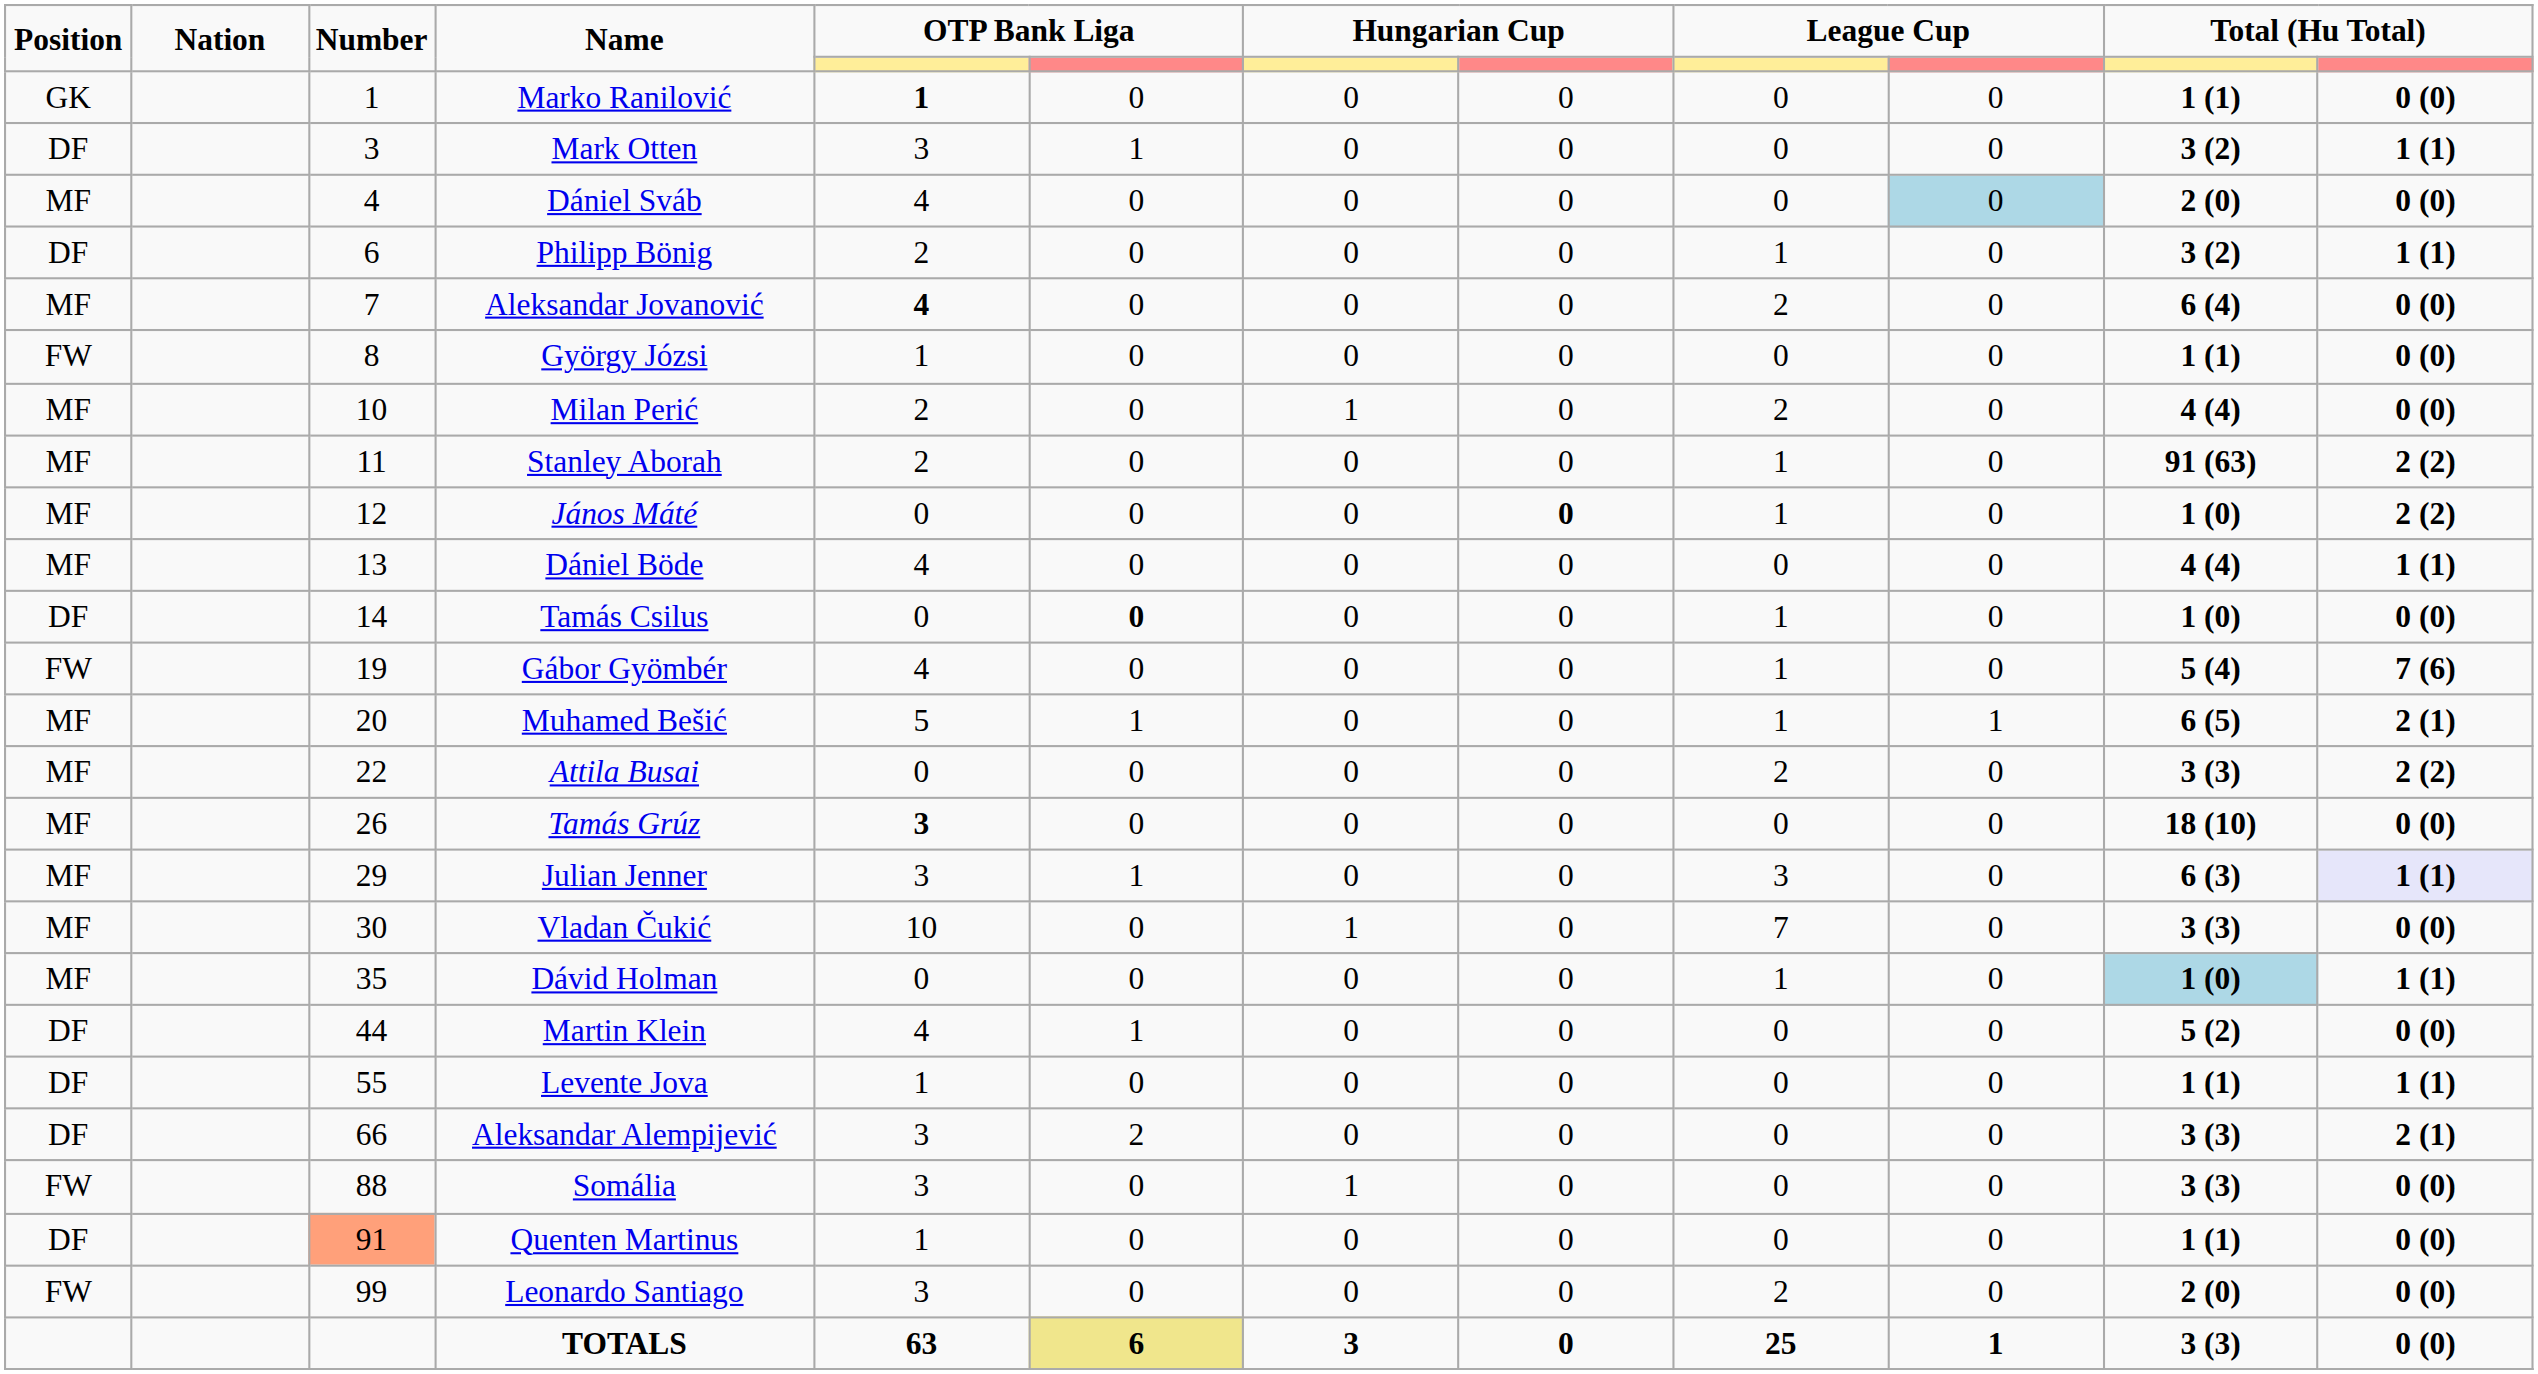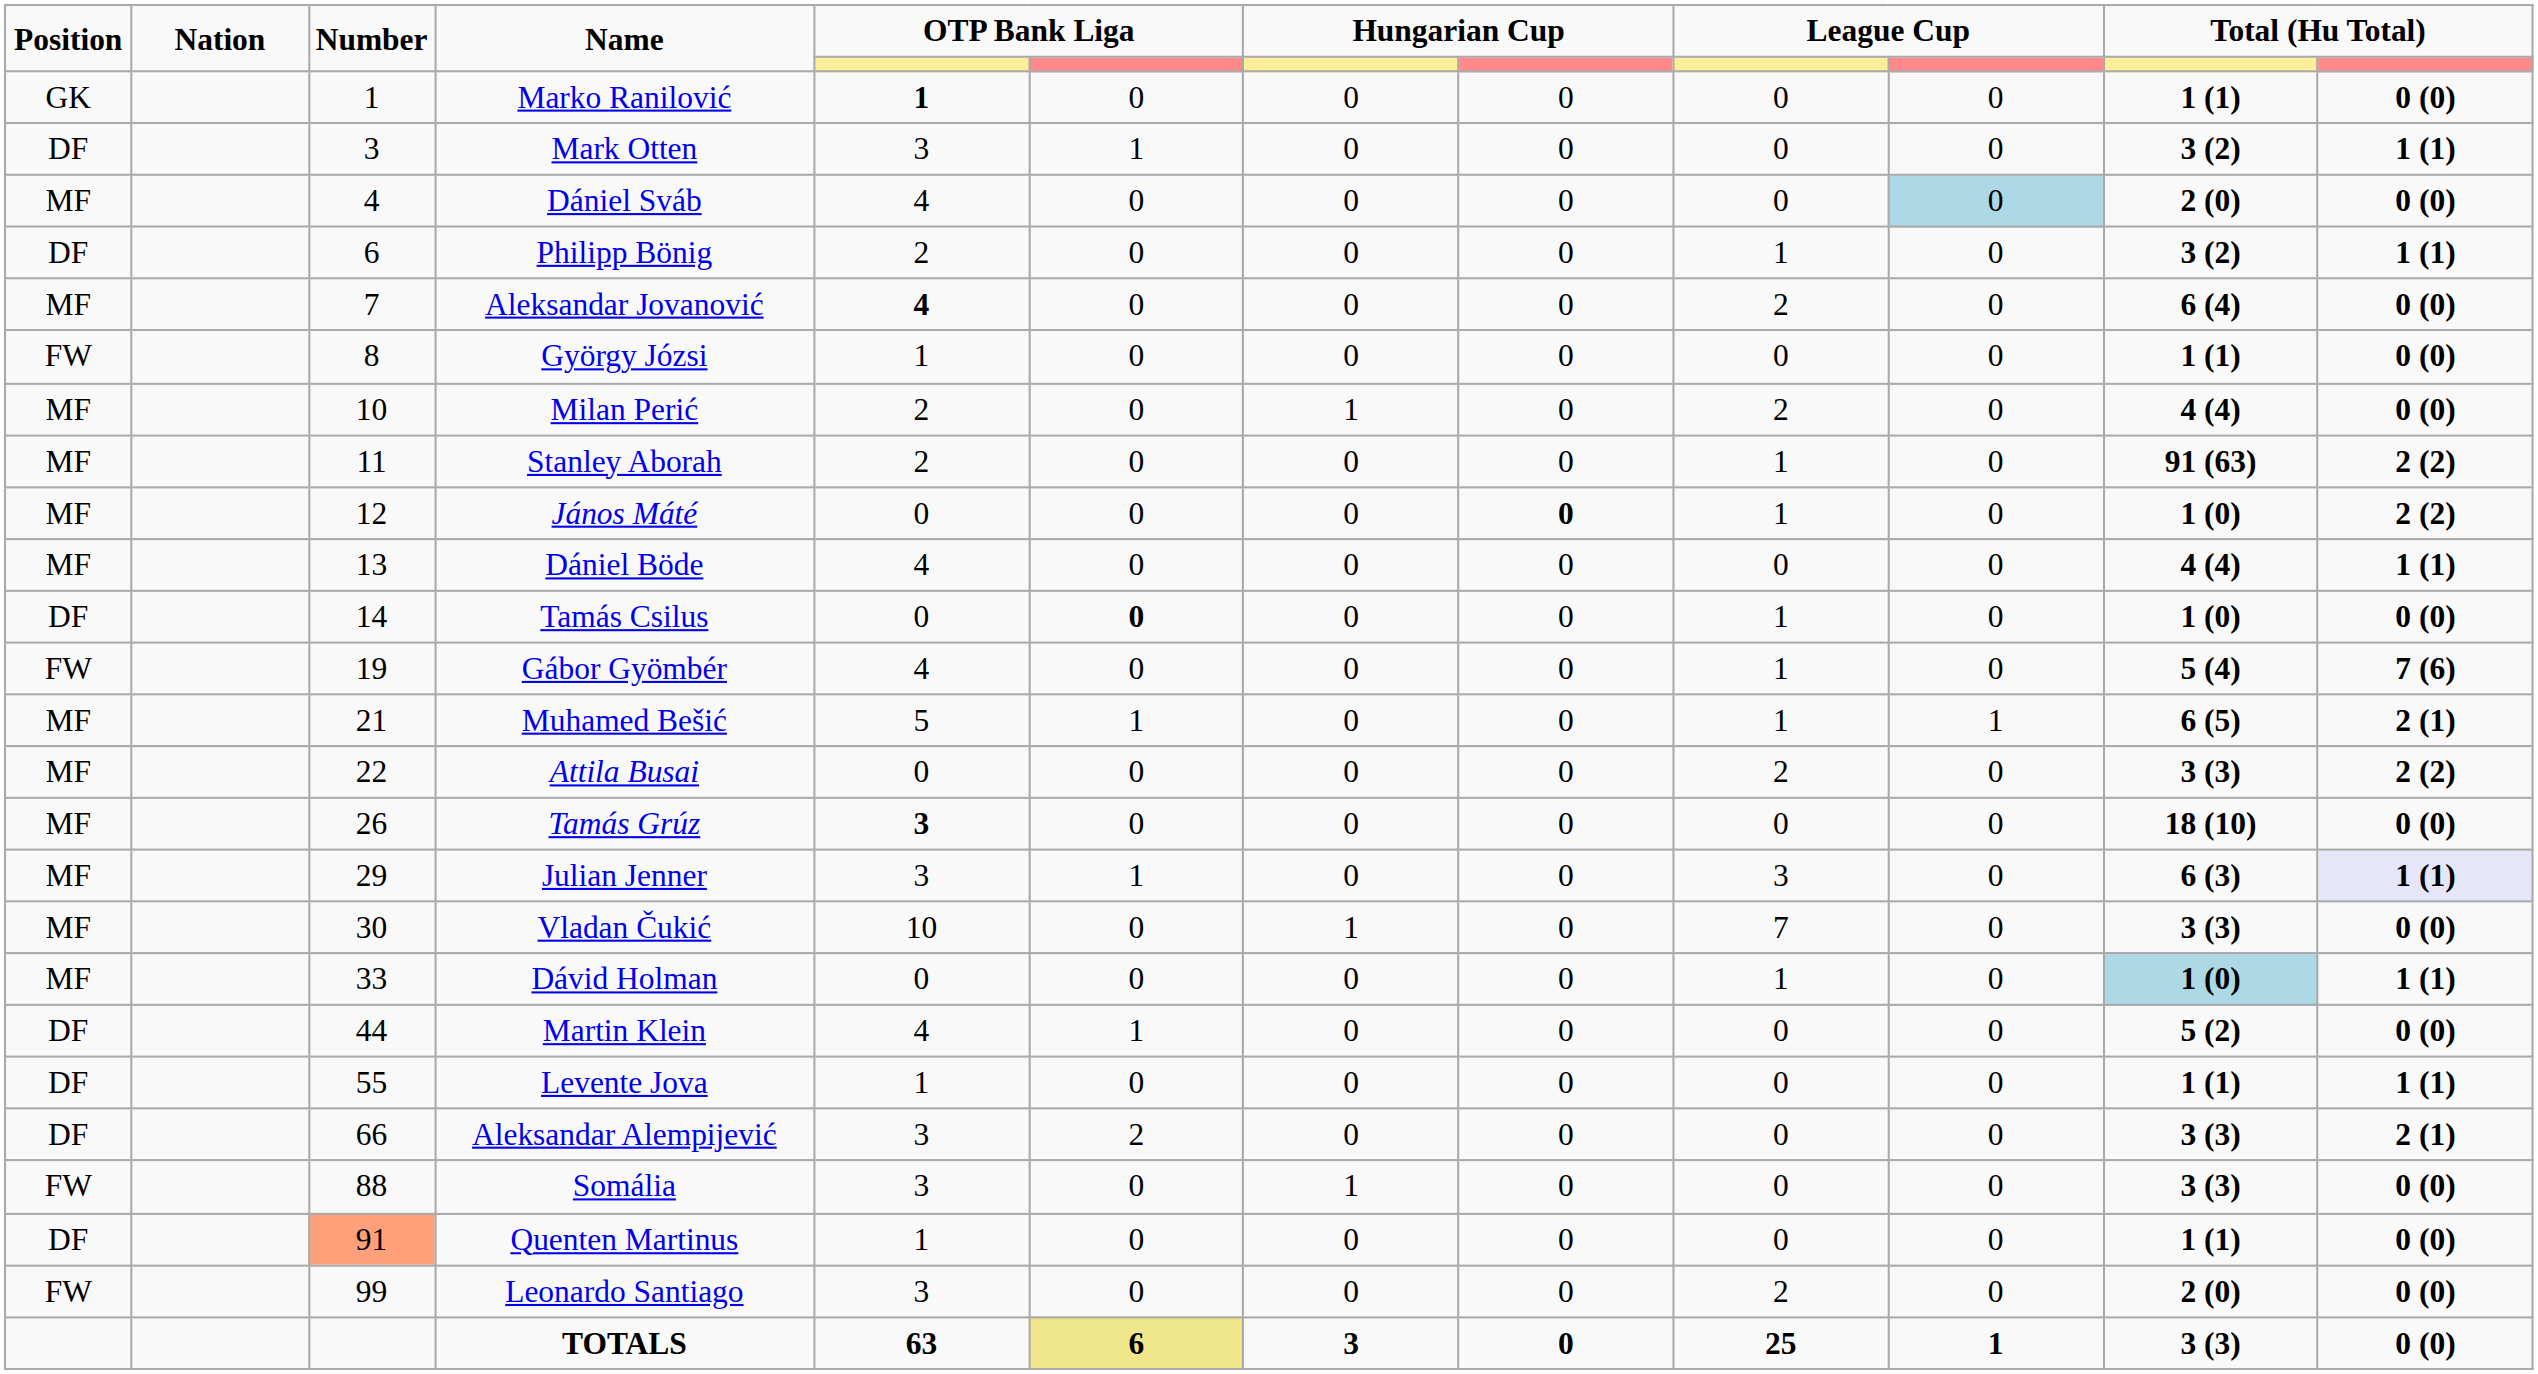(372, 719) 20 -> (372, 719) 21
(372, 979) 35 -> (372, 979) 33
